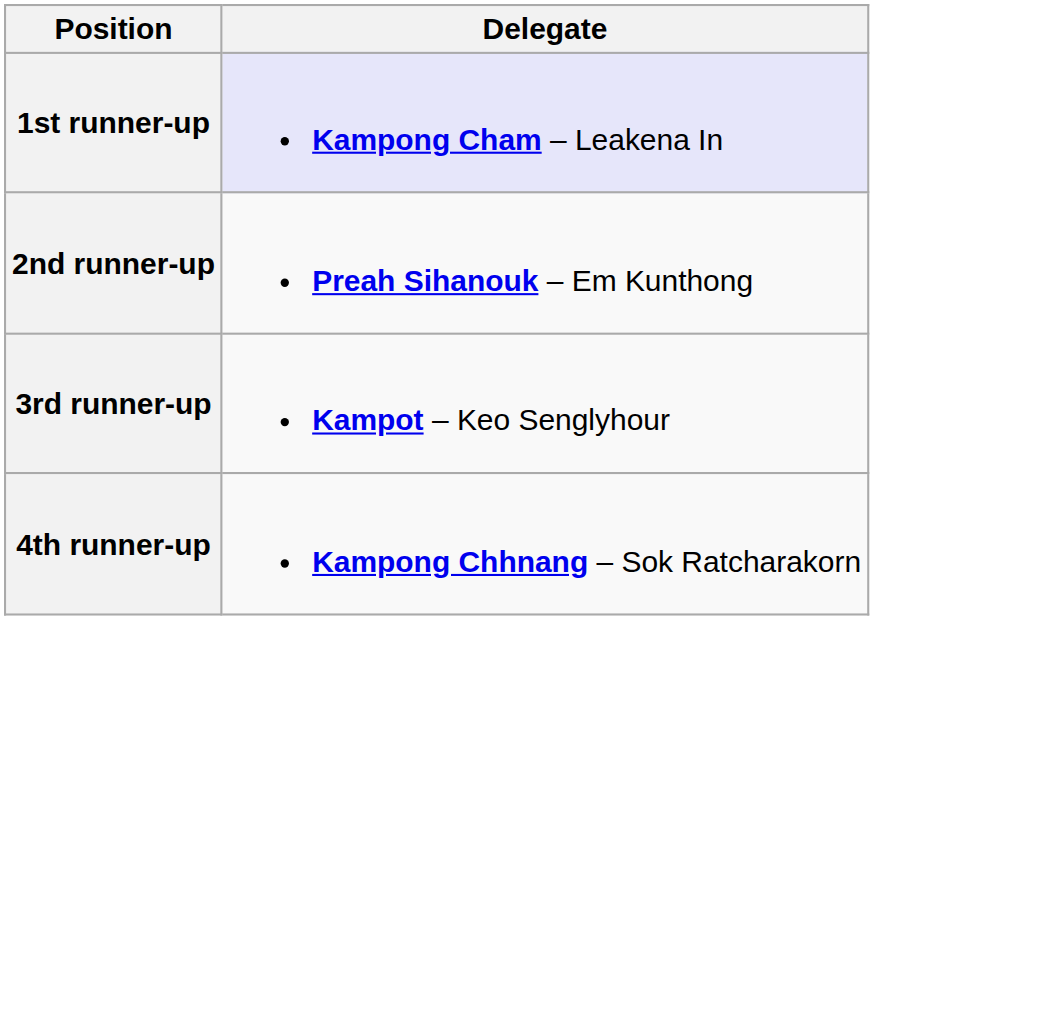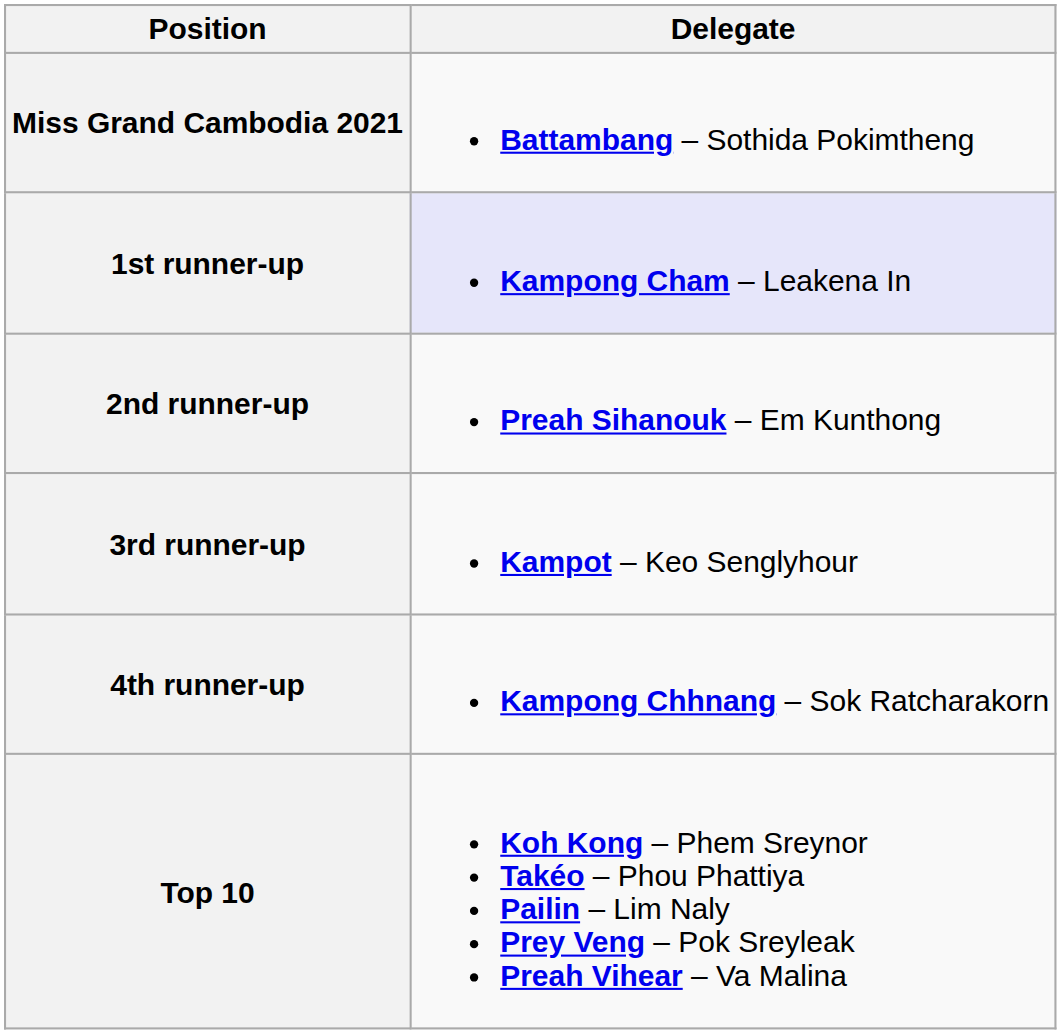+ row: (208, 123)
+ row: (208, 892)
